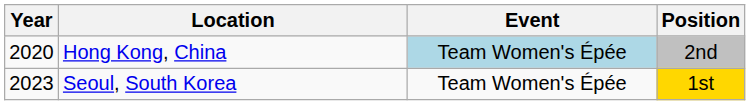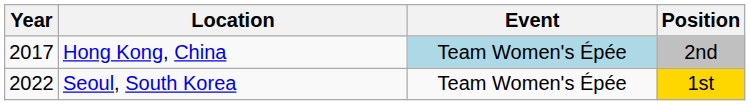(31, 52) 2020 -> (31, 52) 2017
(31, 83) 2023 -> (31, 83) 2022
